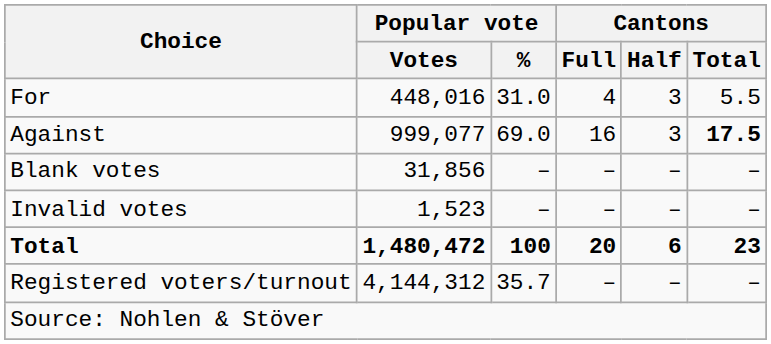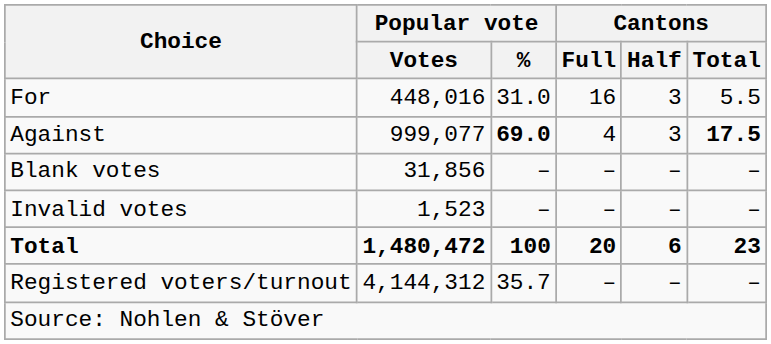(609, 98) 4 -> (603, 98) 16
(523, 135) normal -> (523, 135) bold
(603, 135) 16 -> (609, 135) 4
